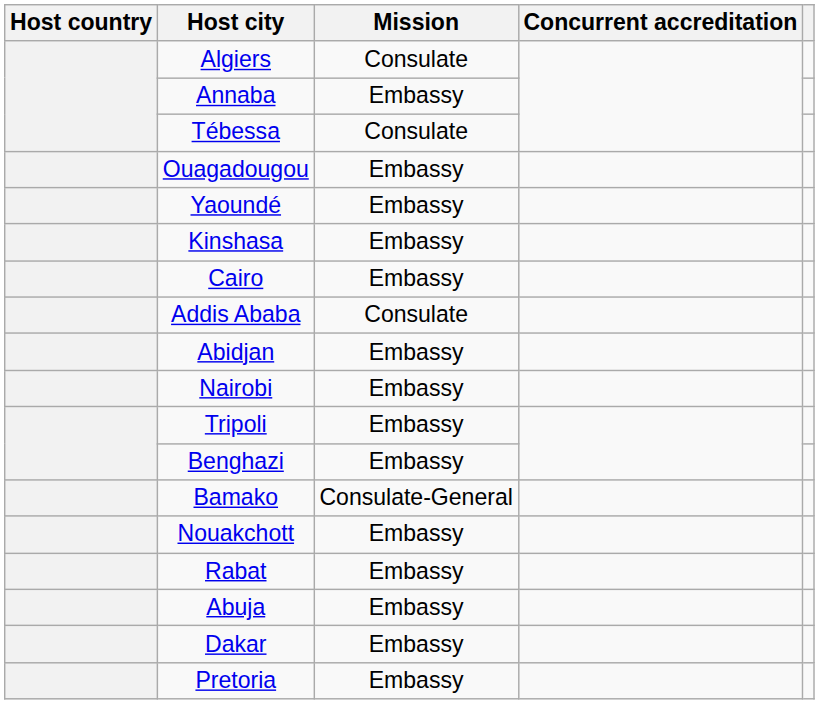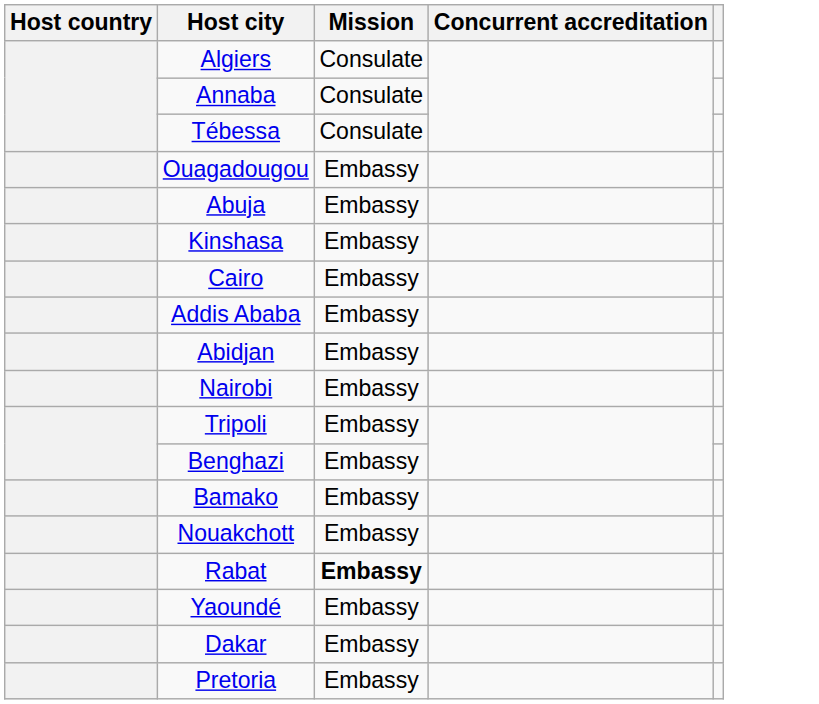(416, 95) Embassy -> (371, 95) Consulate
rows swapped: (236, 205) <-> (236, 607)
(416, 315) Consulate -> (371, 315) Embassy
(416, 497) Consulate-General -> (371, 497) Embassy
(416, 570) normal -> (371, 570) bold
